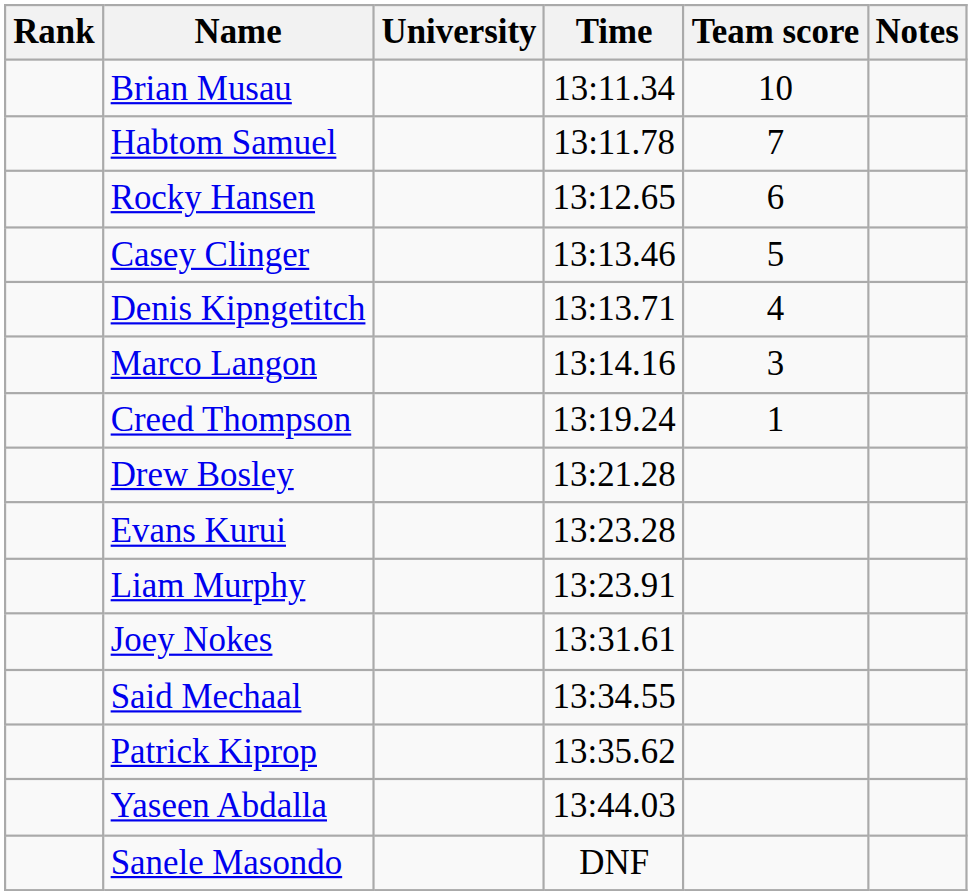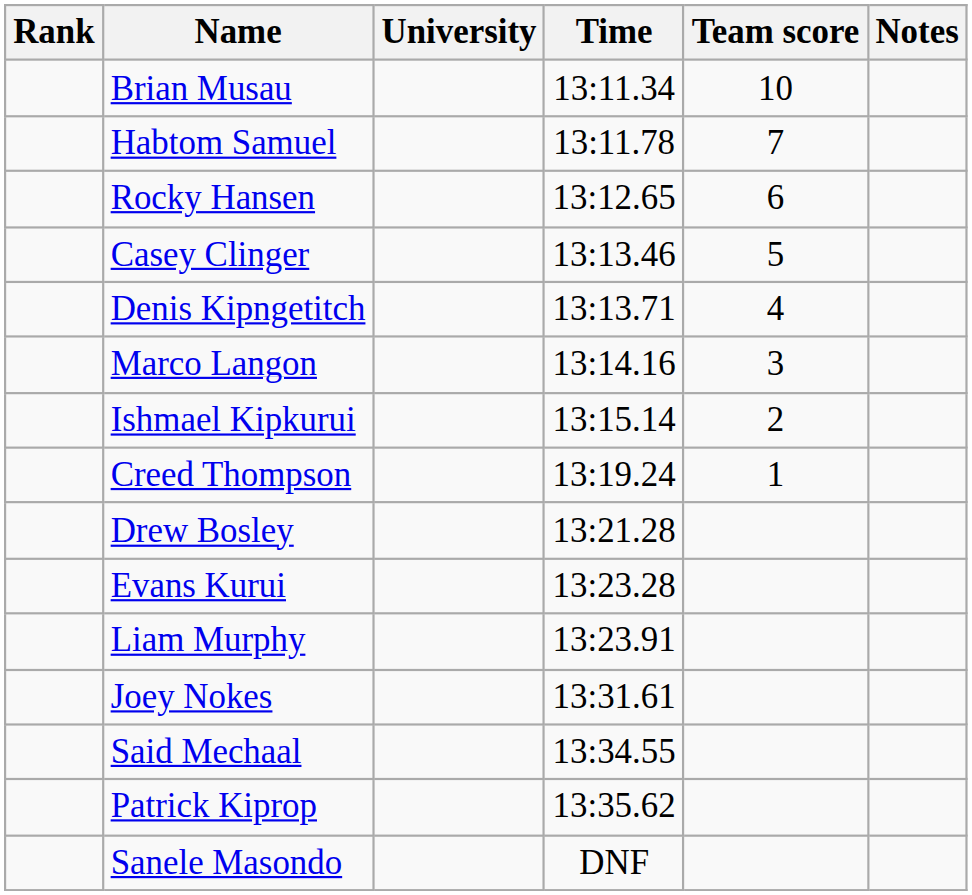+ row: (233, 419)
- row: (219, 806)
